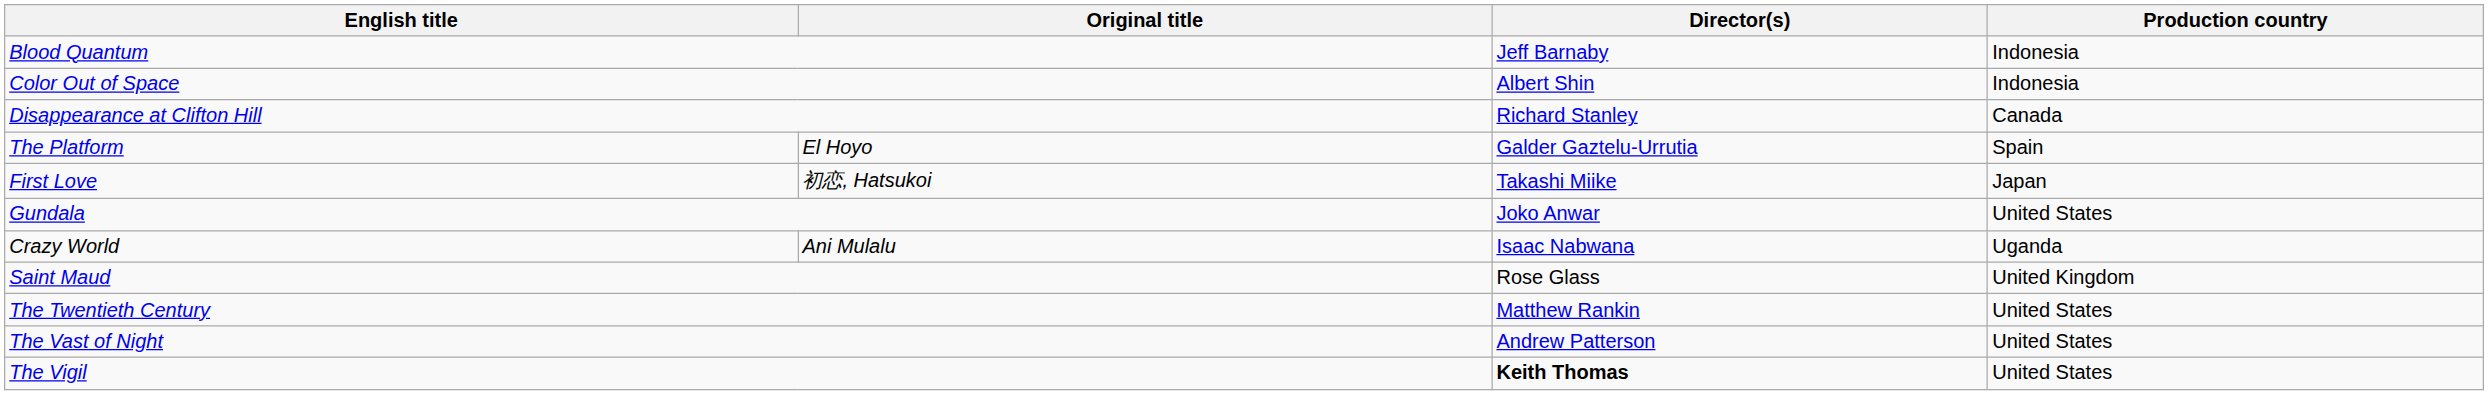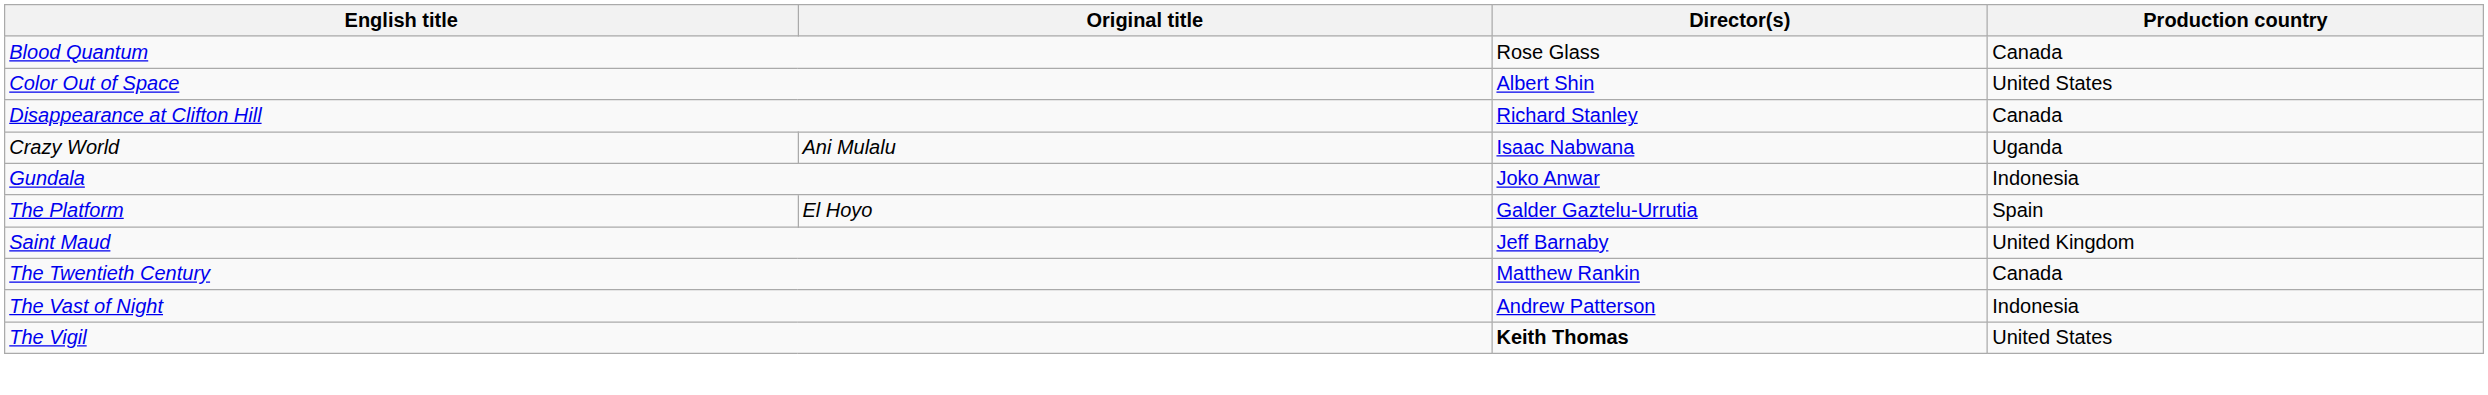(1552, 52) Jeff Barnaby -> (1548, 52) Rose Glass
(2036, 52) Indonesia -> (2027, 52) Canada
(2036, 83) Indonesia -> (2052, 83) United States
rows swapped: (64, 246) <-> (66, 147)
- row: (53, 180)
(2052, 214) United States -> (2036, 178) Indonesia
(1548, 277) Rose Glass -> (1552, 242) Jeff Barnaby
(2052, 309) United States -> (2027, 274) Canada
(2052, 341) United States -> (2036, 305) Indonesia
